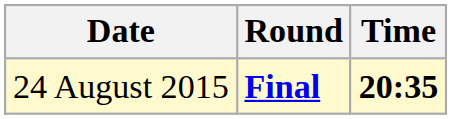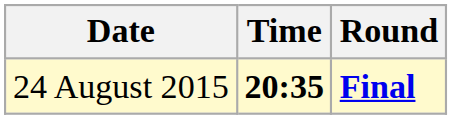columns swapped: (398, 31) <-> (294, 31)
